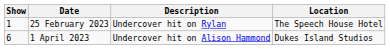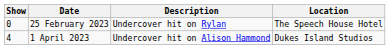(9, 24) 1 -> (9, 24) 0
(9, 38) 6 -> (9, 38) 4
